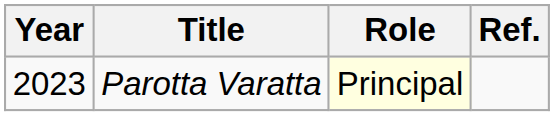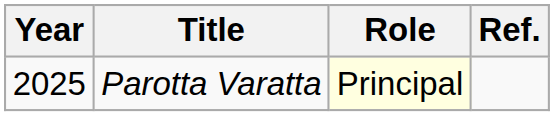(49, 82) 2023 -> (49, 82) 2025
